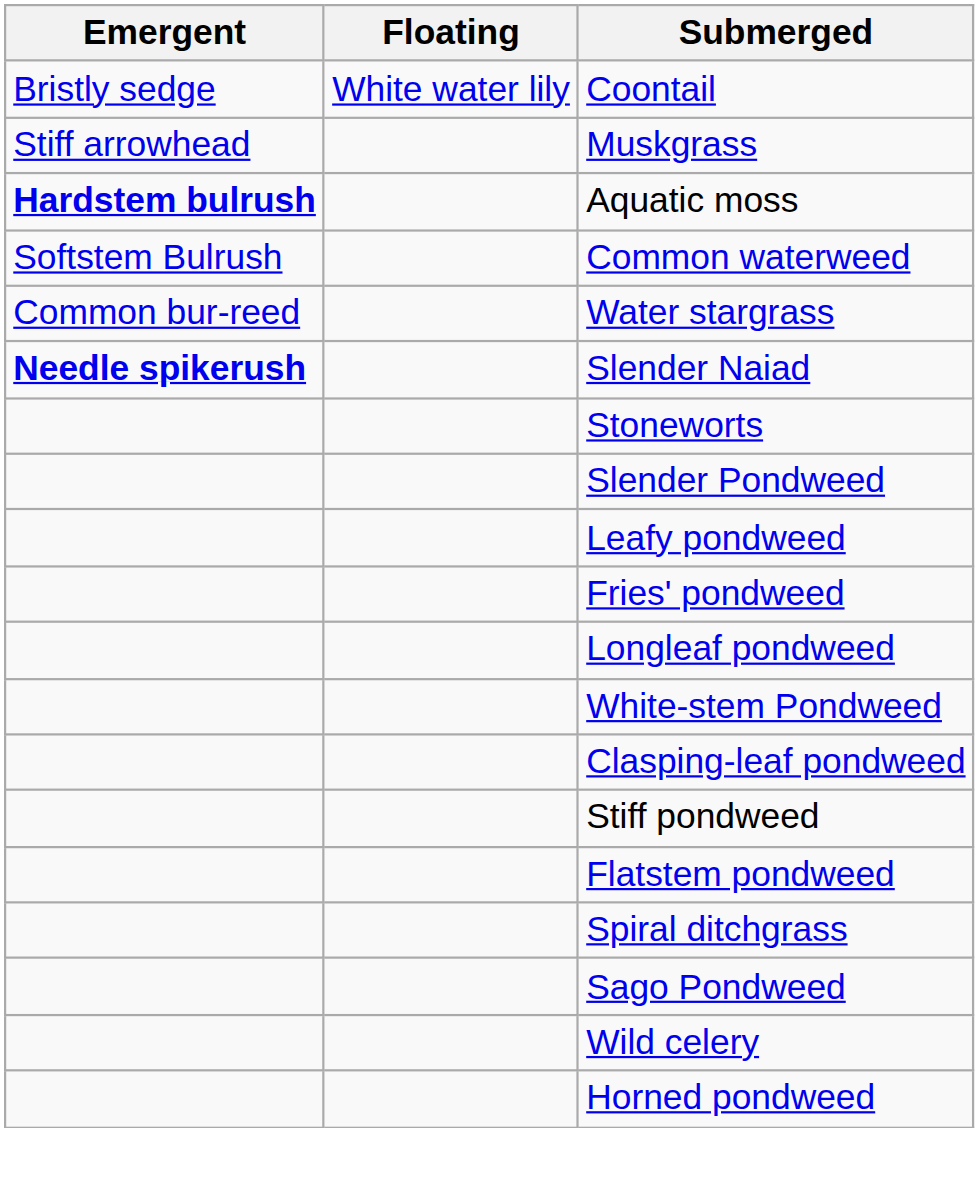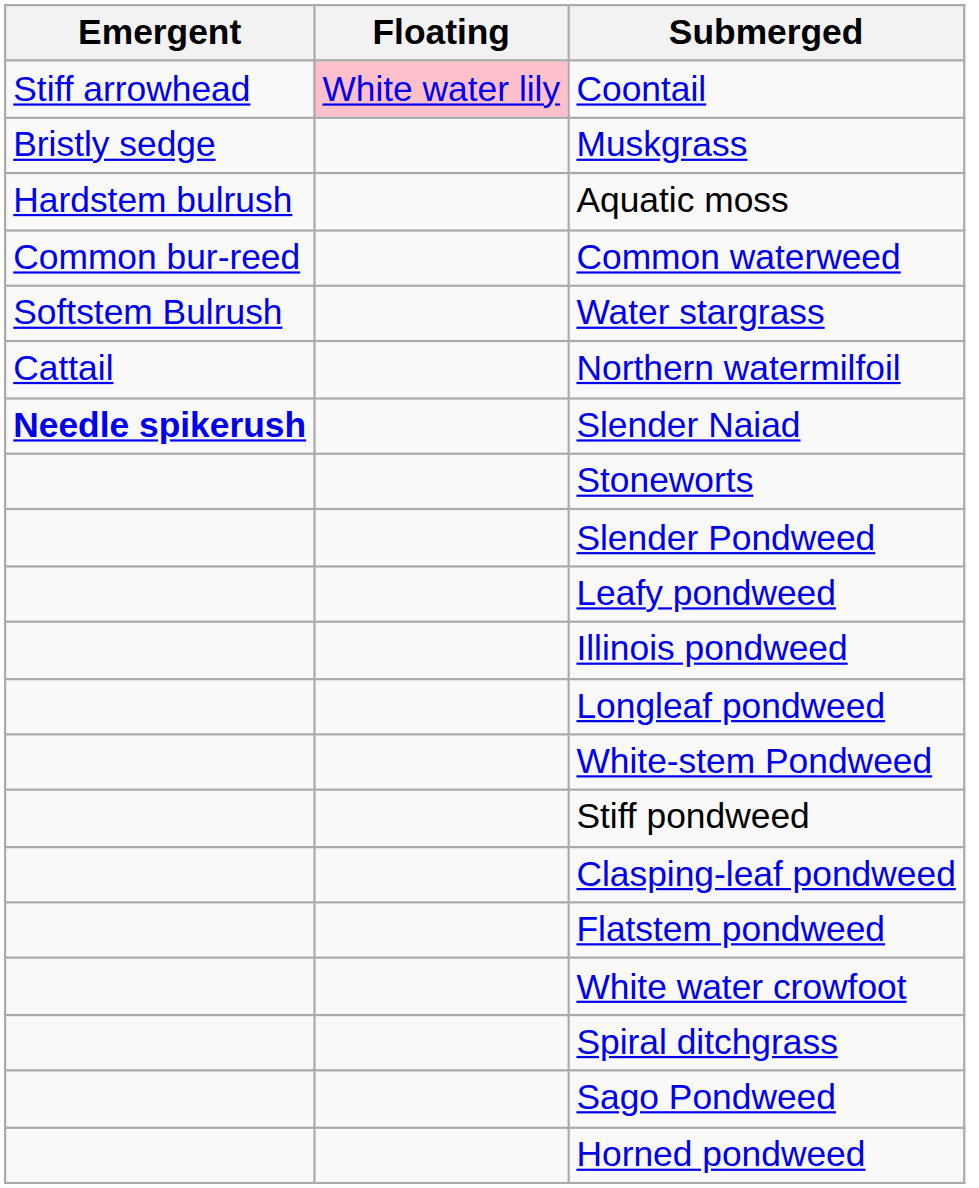(114, 88) Bristly sedge -> (132, 88) Stiff arrowhead
(451, 88) no background -> (441, 88) pink background
(132, 144) Stiff arrowhead -> (114, 144) Bristly sedge
(165, 200) bold -> (153, 200) normal
(148, 256) Softstem Bulrush -> (157, 256) Common bur-reed
(157, 312) Common bur-reed -> (148, 312) Softstem Bulrush
+ row: (739, 369)
- row: (715, 593)
+ row: (712, 649)
rows swapped: (776, 761) <-> (703, 817)
+ row: (742, 985)
- row: (673, 1041)
